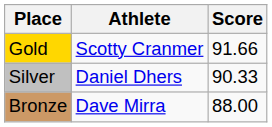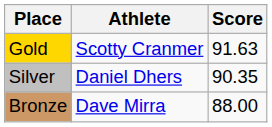(235, 48) 91.66 -> (235, 48) 91.63
(235, 77) 90.33 -> (235, 77) 90.35
